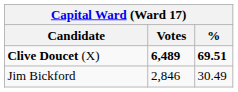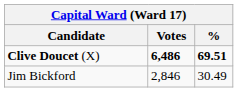(166, 55) 6,489 -> (166, 55) 6,486
